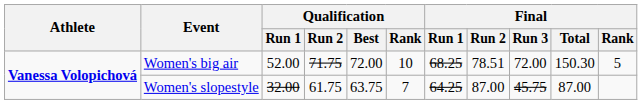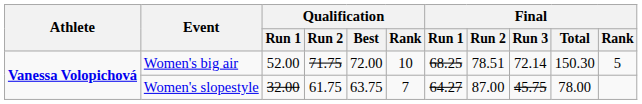(530, 63) 72.00 -> (530, 63) 72.14
(446, 87) 64.25 -> (446, 87) 64.27
(575, 87) 87.00 -> (575, 87) 78.00
